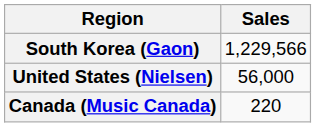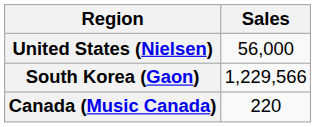rows swapped: (113, 48) <-> (113, 77)
